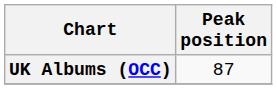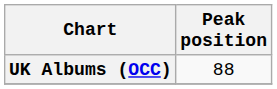(224, 70) 87 -> (224, 70) 88
